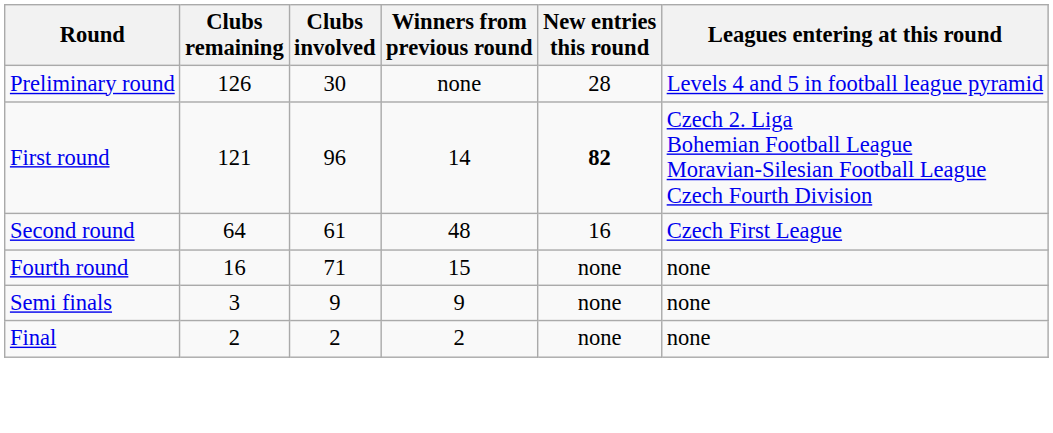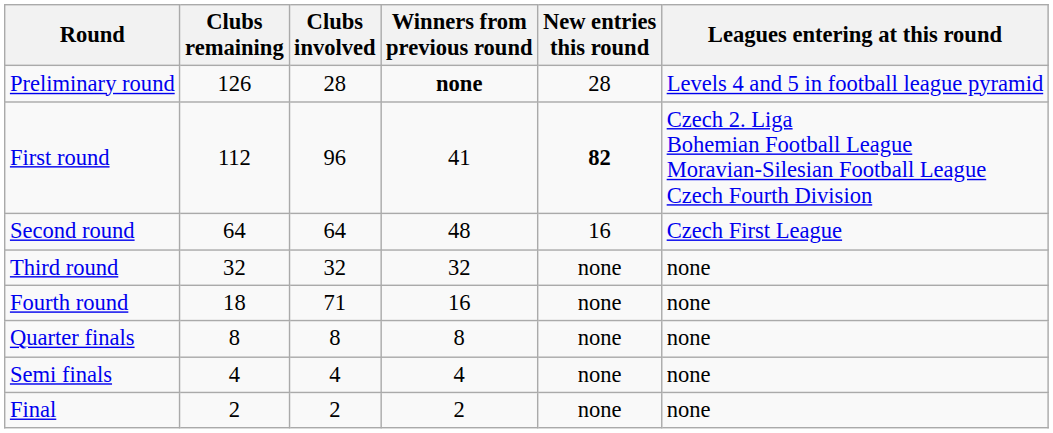(335, 83) 30 -> (335, 83) 28
(459, 83) normal -> (459, 83) bold
(234, 157) 121 -> (234, 157) 112
(459, 157) 14 -> (459, 157) 41
(335, 231) 61 -> (335, 231) 64
+ row: (64, 267)
(234, 267) 16 -> (234, 302) 18
(459, 267) 15 -> (459, 302) 16
+ row: (72, 338)
(234, 302) 3 -> (234, 374) 4
(335, 302) 9 -> (335, 374) 4
(459, 302) 9 -> (459, 374) 4
